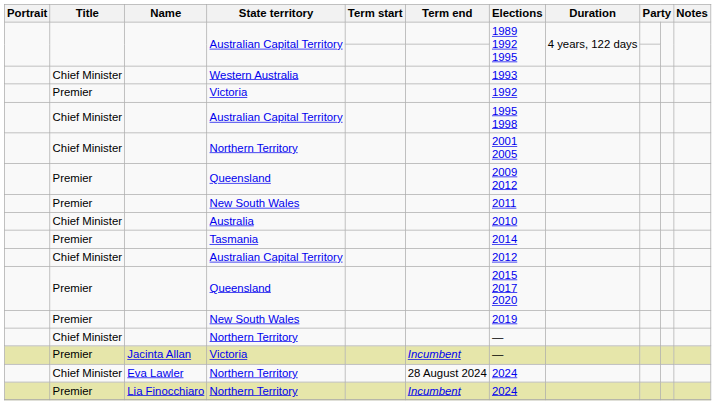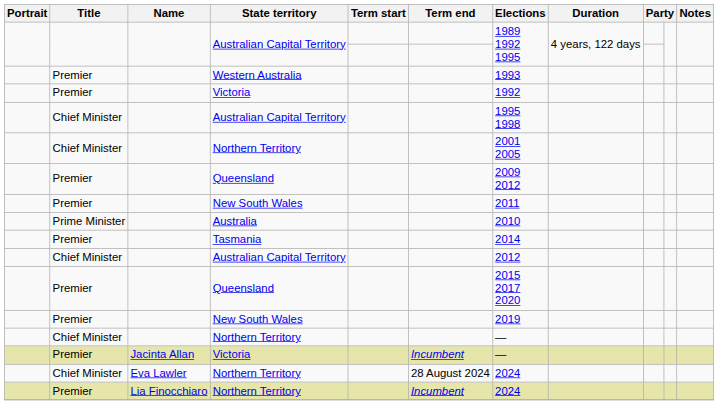(87, 75) Chief Minister -> (72, 75) Premier
(87, 221) Chief Minister -> (89, 221) Prime Minister
